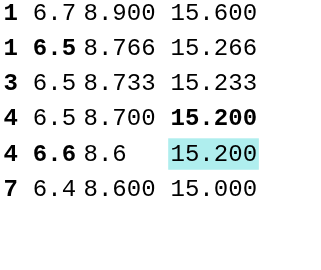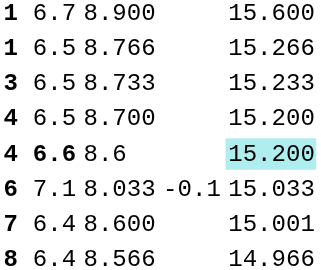(54, 49) bold -> (54, 49) normal
(214, 119) bold -> (272, 119) normal
+ row: (120, 189)
(214, 189) 15.000 -> (272, 224) 15.001
+ row: (120, 259)
